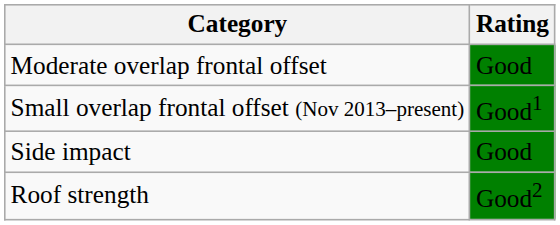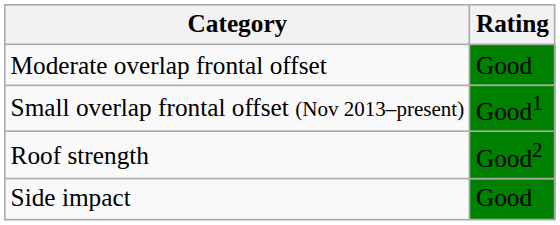rows swapped: (71, 151) <-> (80, 195)
